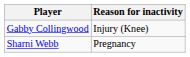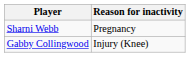rows swapped: (48, 28) <-> (33, 44)
